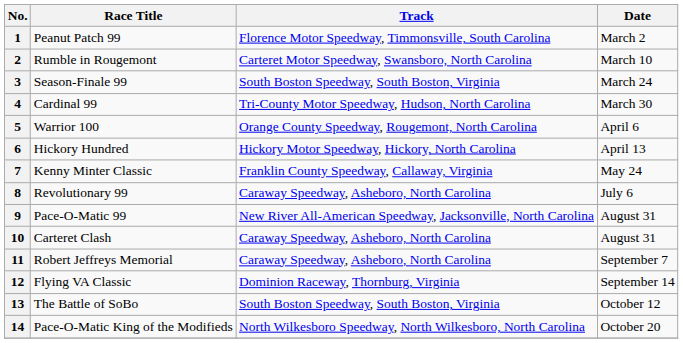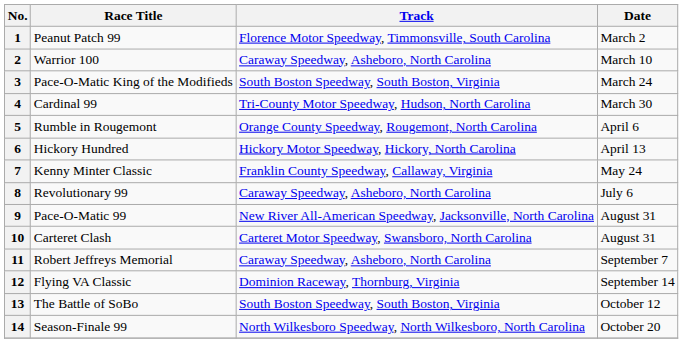(95, 59) Rumble in Rougemont -> (66, 59) Warrior 100
(385, 59) Carteret Motor Speedway, Swansboro, North Carolina -> (365, 59) Caraway Speedway, Asheboro, North Carolina
(80, 81) Season-Finale 99 -> (133, 81) Pace-O-Matic King of the Modifieds
(66, 126) Warrior 100 -> (95, 126) Rumble in Rougemont
(365, 237) Caraway Speedway, Asheboro, North Carolina -> (385, 237) Carteret Motor Speedway, Swansboro, North Carolina
(133, 326) Pace-O-Matic King of the Modifieds -> (80, 326) Season-Finale 99
